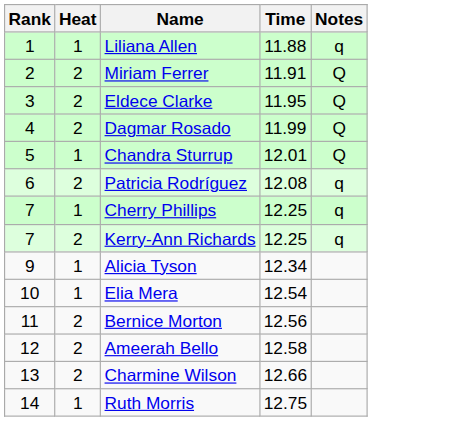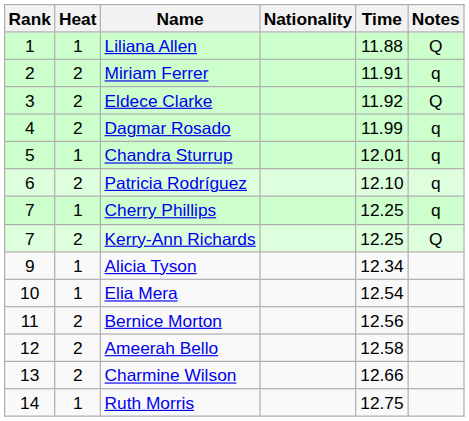+ column: (308, 18)
(339, 46) q -> (436, 46) Q
(339, 73) Q -> (436, 73) q
(285, 101) 11.95 -> (382, 101) 11.92
(339, 128) Q -> (436, 128) q
(339, 156) Q -> (436, 156) q
(285, 183) 12.08 -> (382, 183) 12.10
(339, 238) q -> (436, 238) Q
